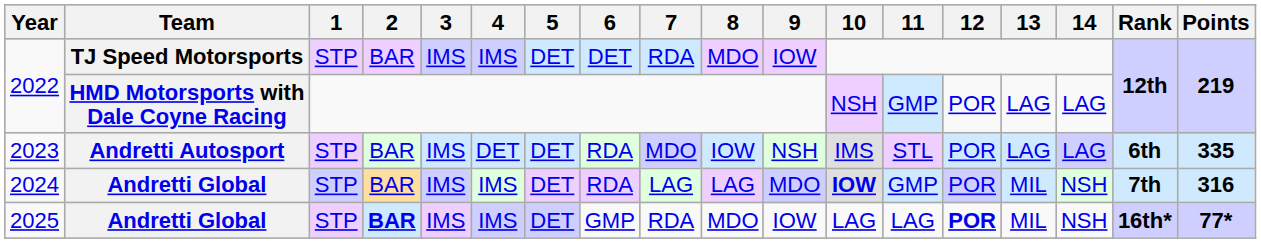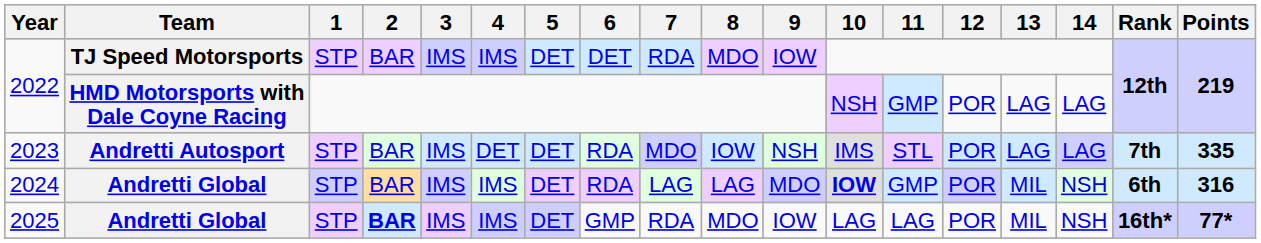(1145, 150) 6th -> (1145, 150) 7th
(1145, 185) 7th -> (1145, 185) 6th
(972, 220) bold -> (972, 220) normal
